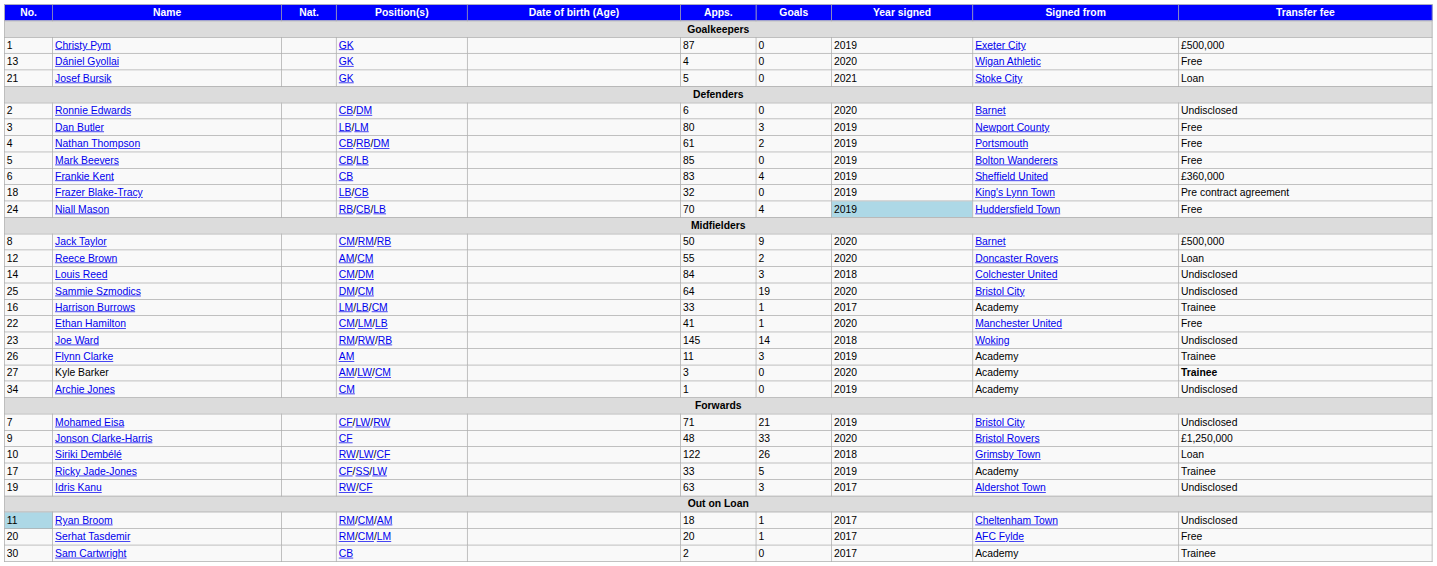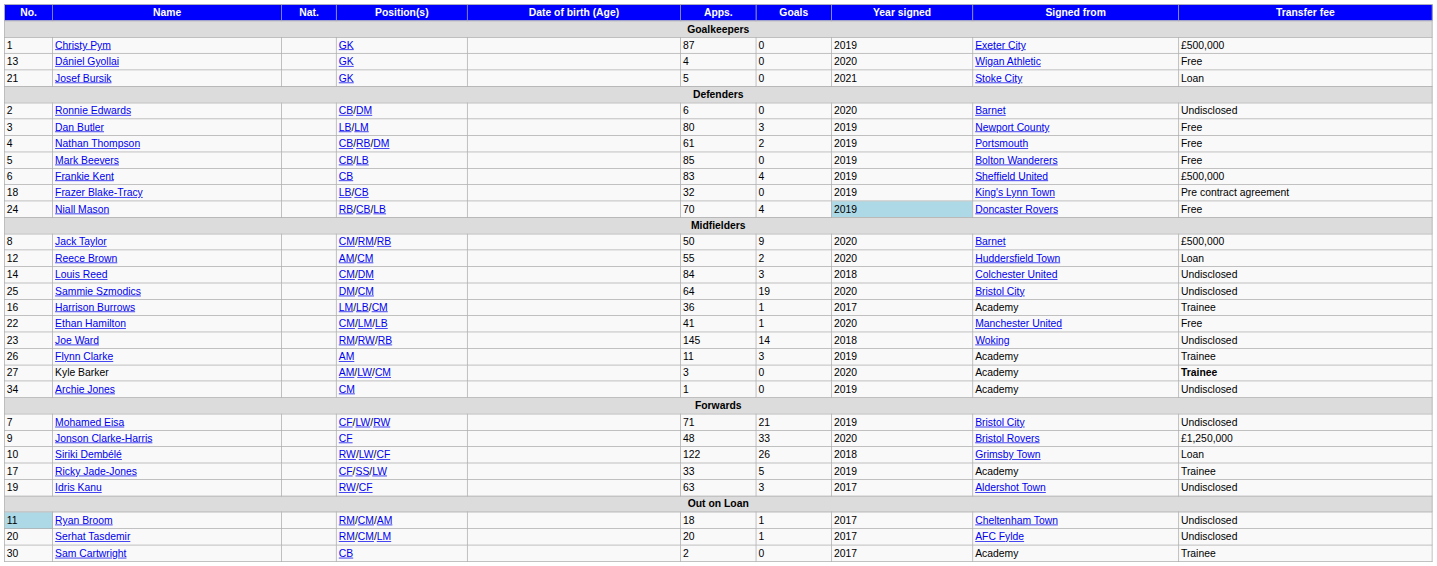(1203, 177) £360,000 -> (1203, 177) £500,000
(1018, 210) Huddersfield Town -> (1017, 210) Doncaster Rovers
(1017, 259) Doncaster Rovers -> (1018, 259) Huddersfield Town
(689, 308) 33 -> (689, 308) 36
(1192, 537) Free -> (1209, 537) Undisclosed
